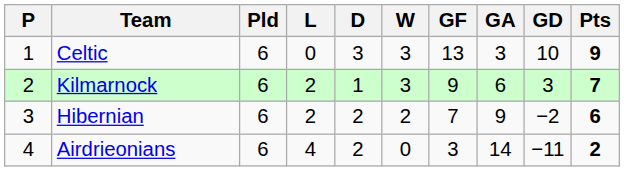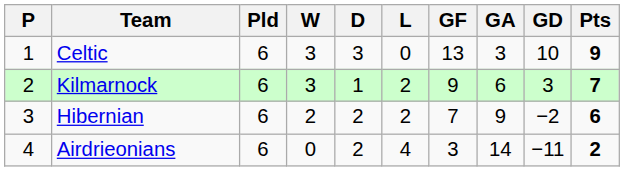columns swapped: (405, 20) <-> (310, 20)
